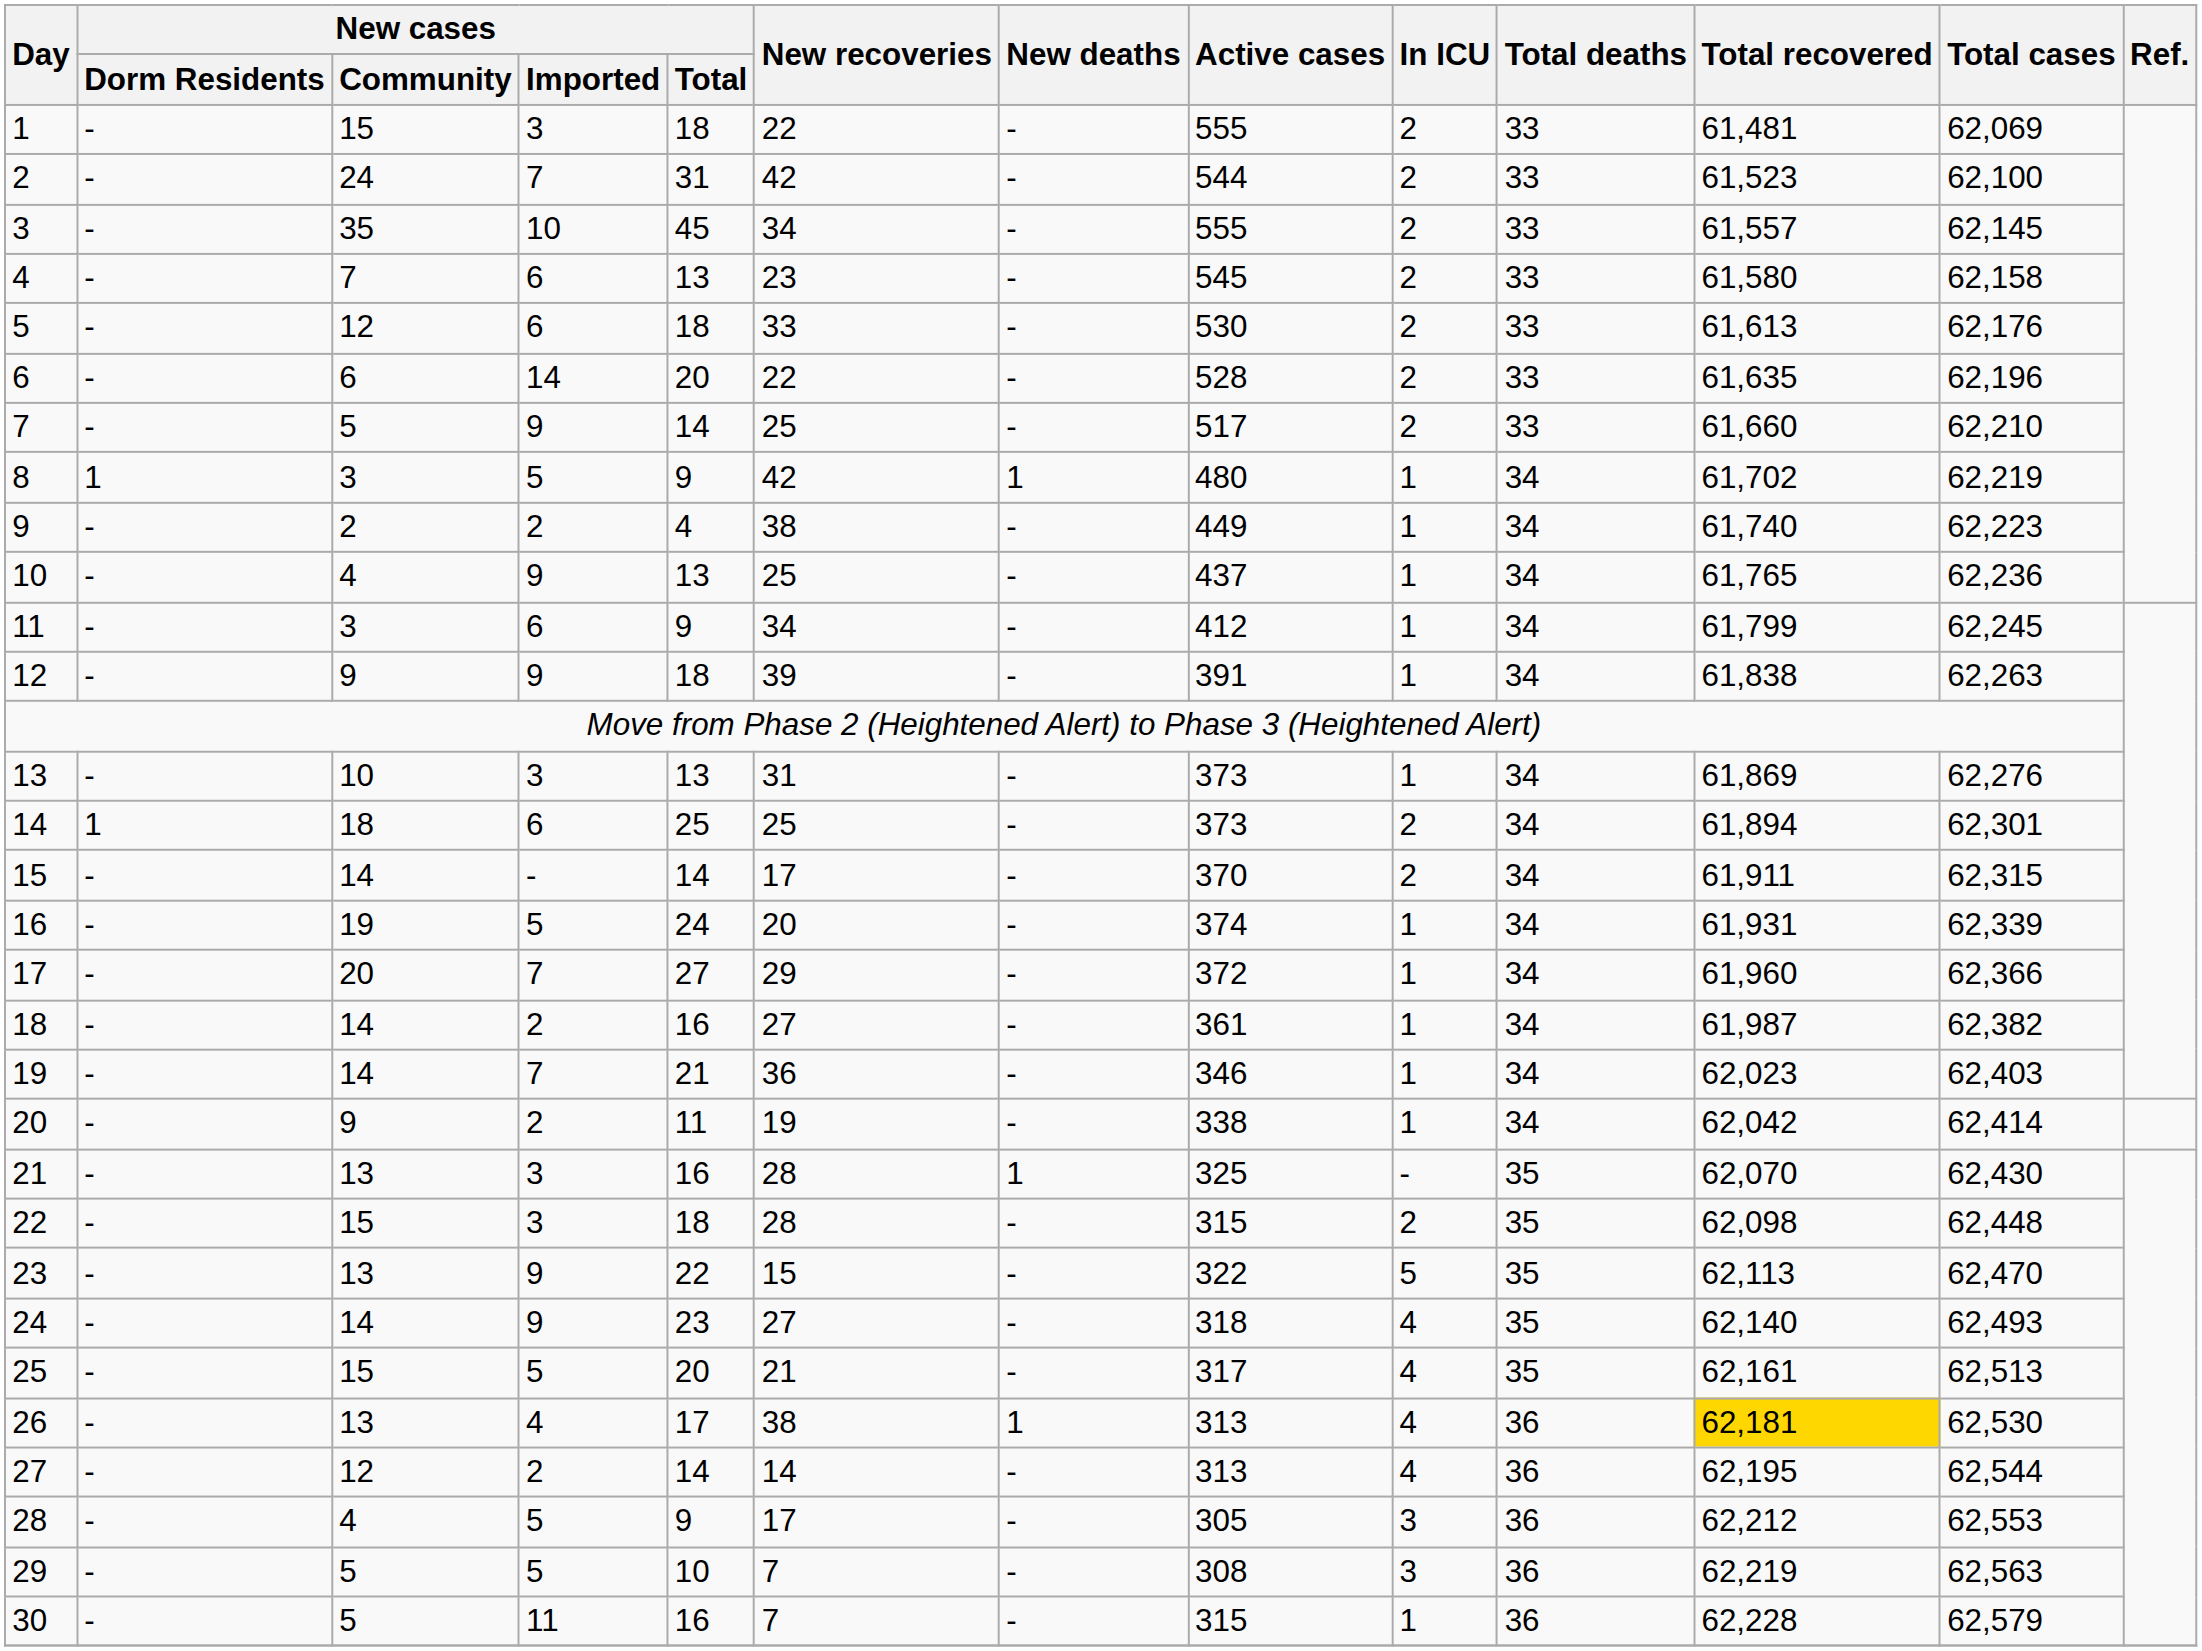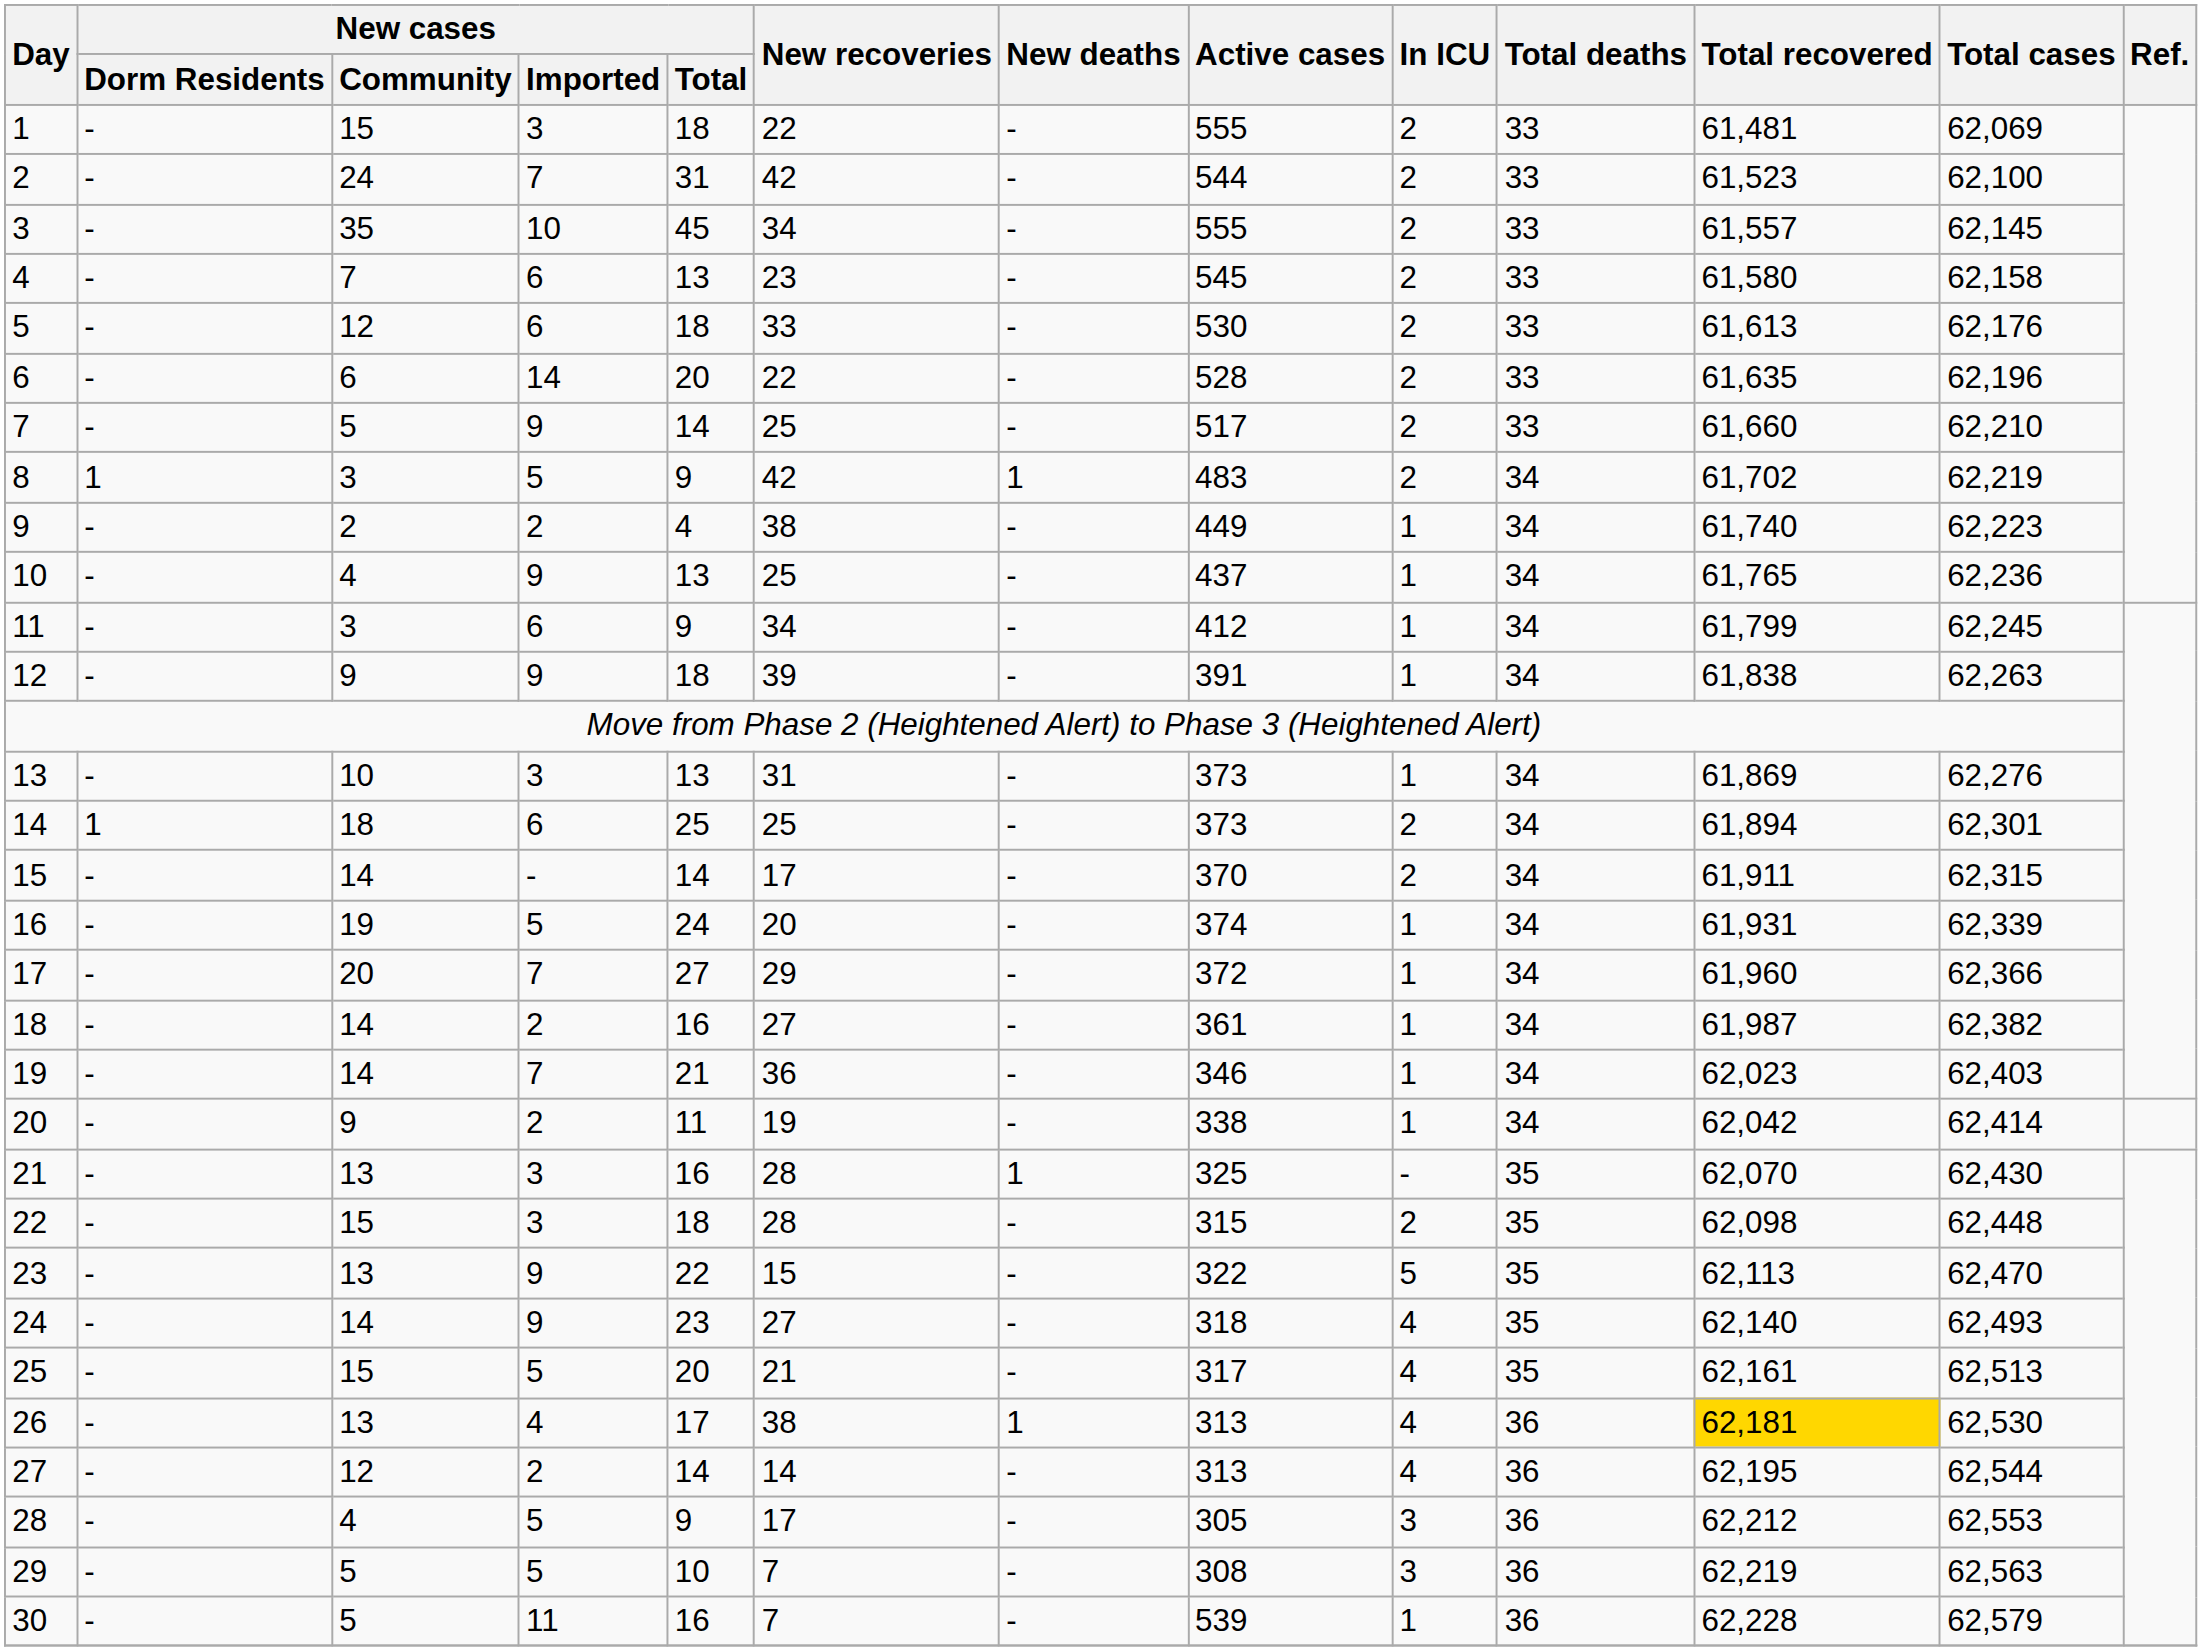(1221, 476) 480 -> (1221, 476) 483
(1408, 476) 1 -> (1408, 476) 2
(1221, 1620) 315 -> (1221, 1620) 539
